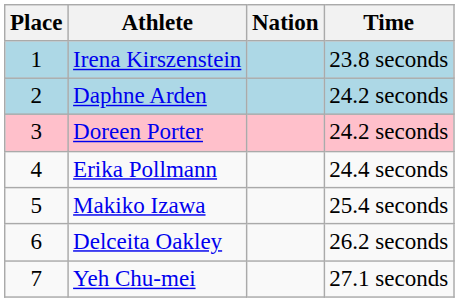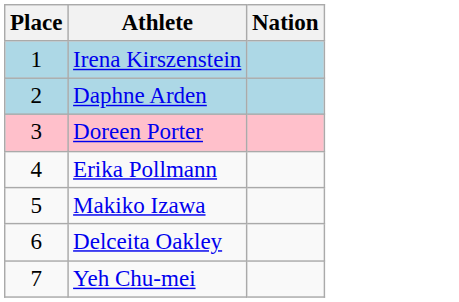- column: (389, 22)
